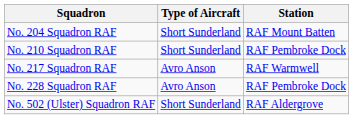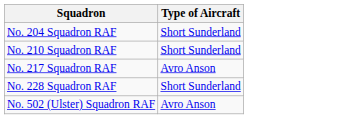- column: (296, 13)
(188, 86) Avro Anson -> (201, 86) Short Sunderland
(201, 104) Short Sunderland -> (188, 104) Avro Anson
